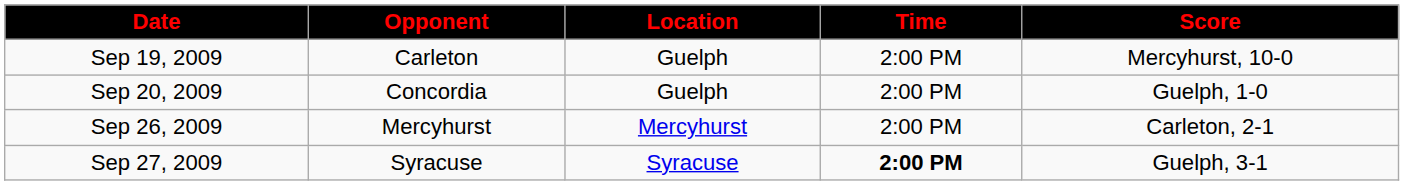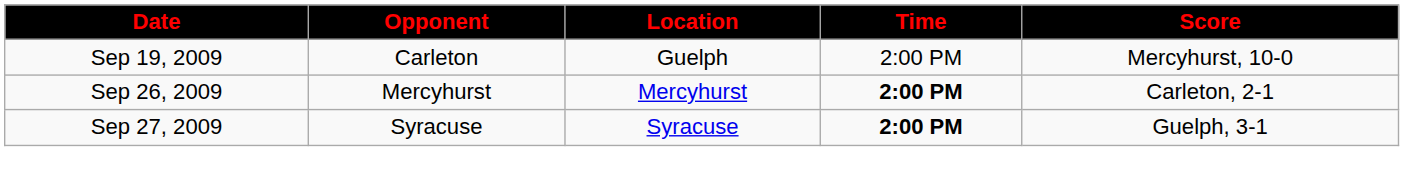- row: (157, 92)
(921, 127) normal -> (921, 92) bold
